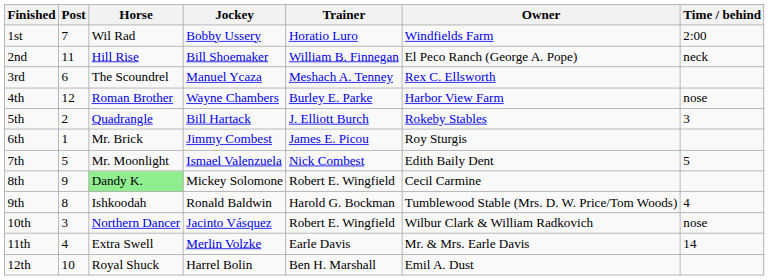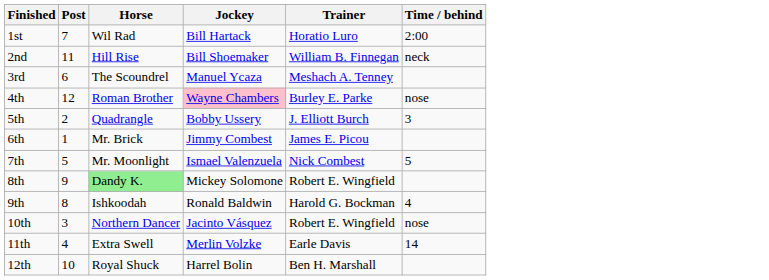- column: (541, 14)
(224, 35) Bobby Ussery -> (219, 35) Bill Hartack
(233, 98) no background -> (233, 98) pink background
(219, 118) Bill Hartack -> (224, 118) Bobby Ussery
